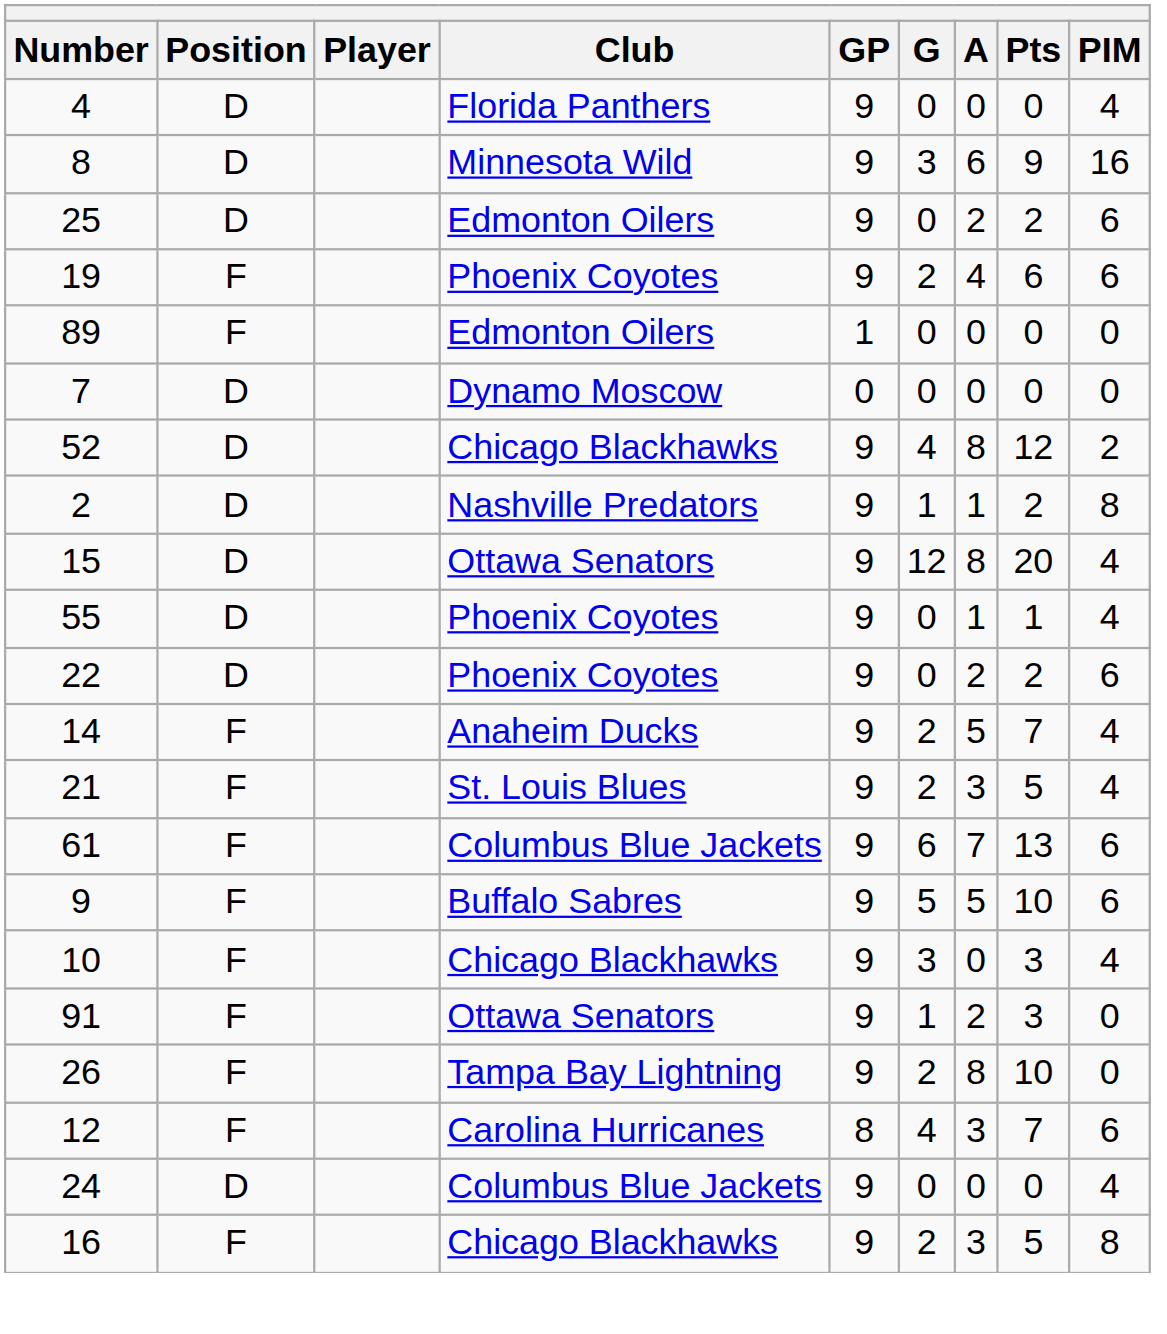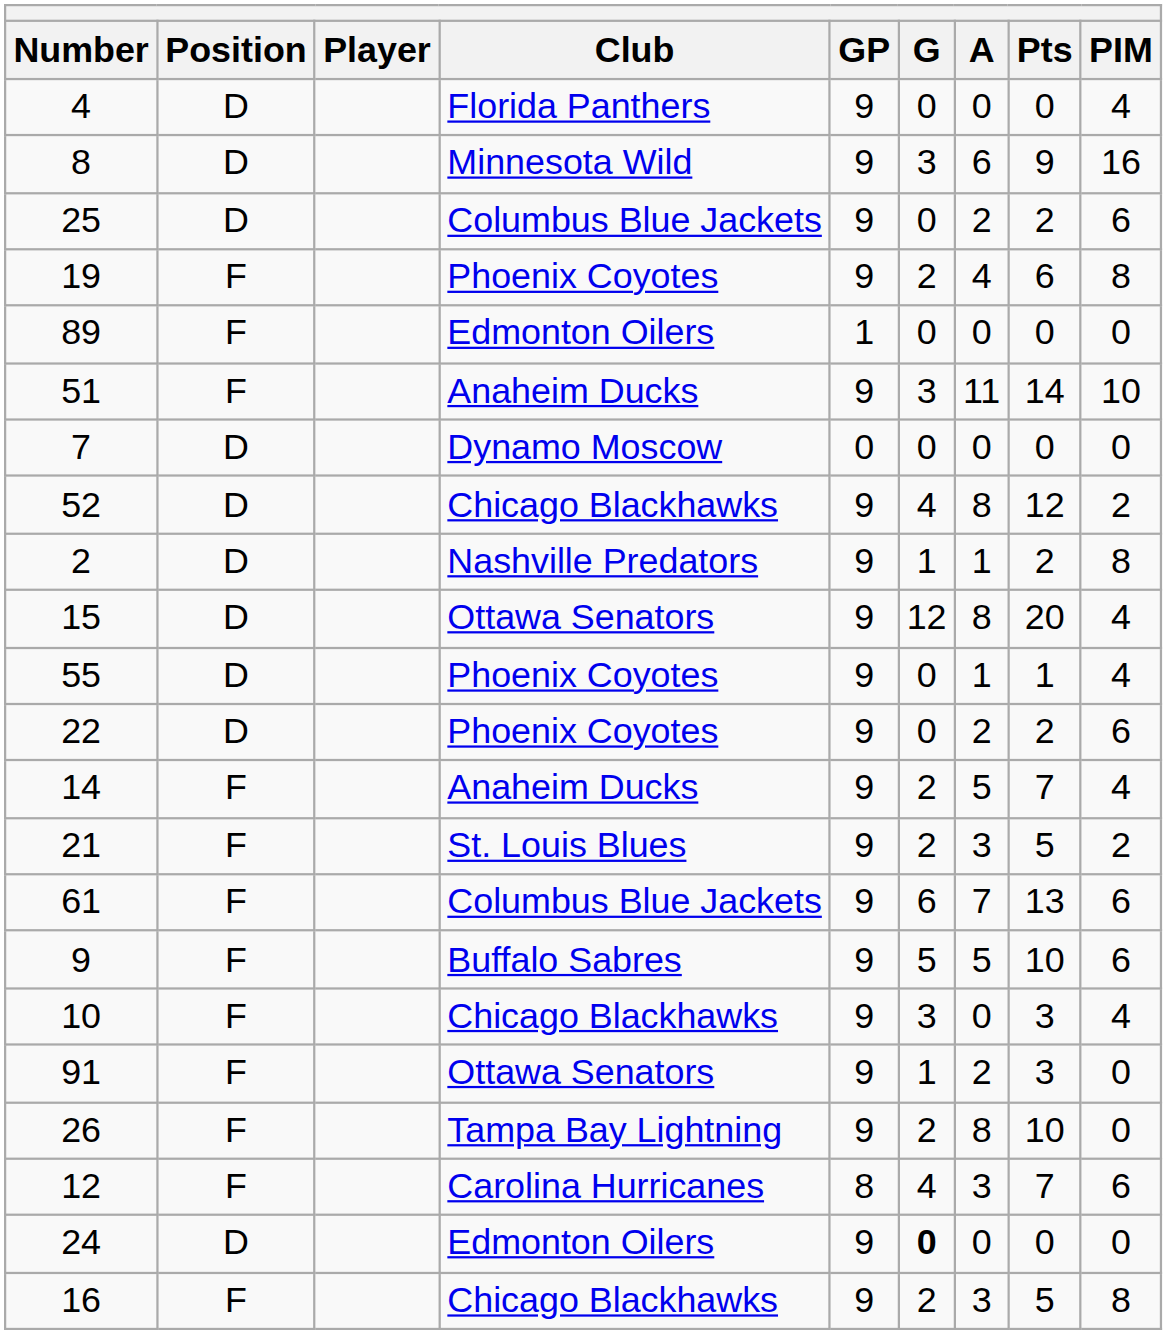(581, 219) Edmonton Oilers -> (635, 219) Columbus Blue Jackets
(1110, 276) 6 -> (1121, 276) 8
+ row: (81, 390)
(1110, 788) 4 -> (1121, 845) 2
(635, 1186) Columbus Blue Jackets -> (581, 1243) Edmonton Oilers
(927, 1186) normal -> (927, 1243) bold
(1110, 1186) 4 -> (1121, 1243) 0
